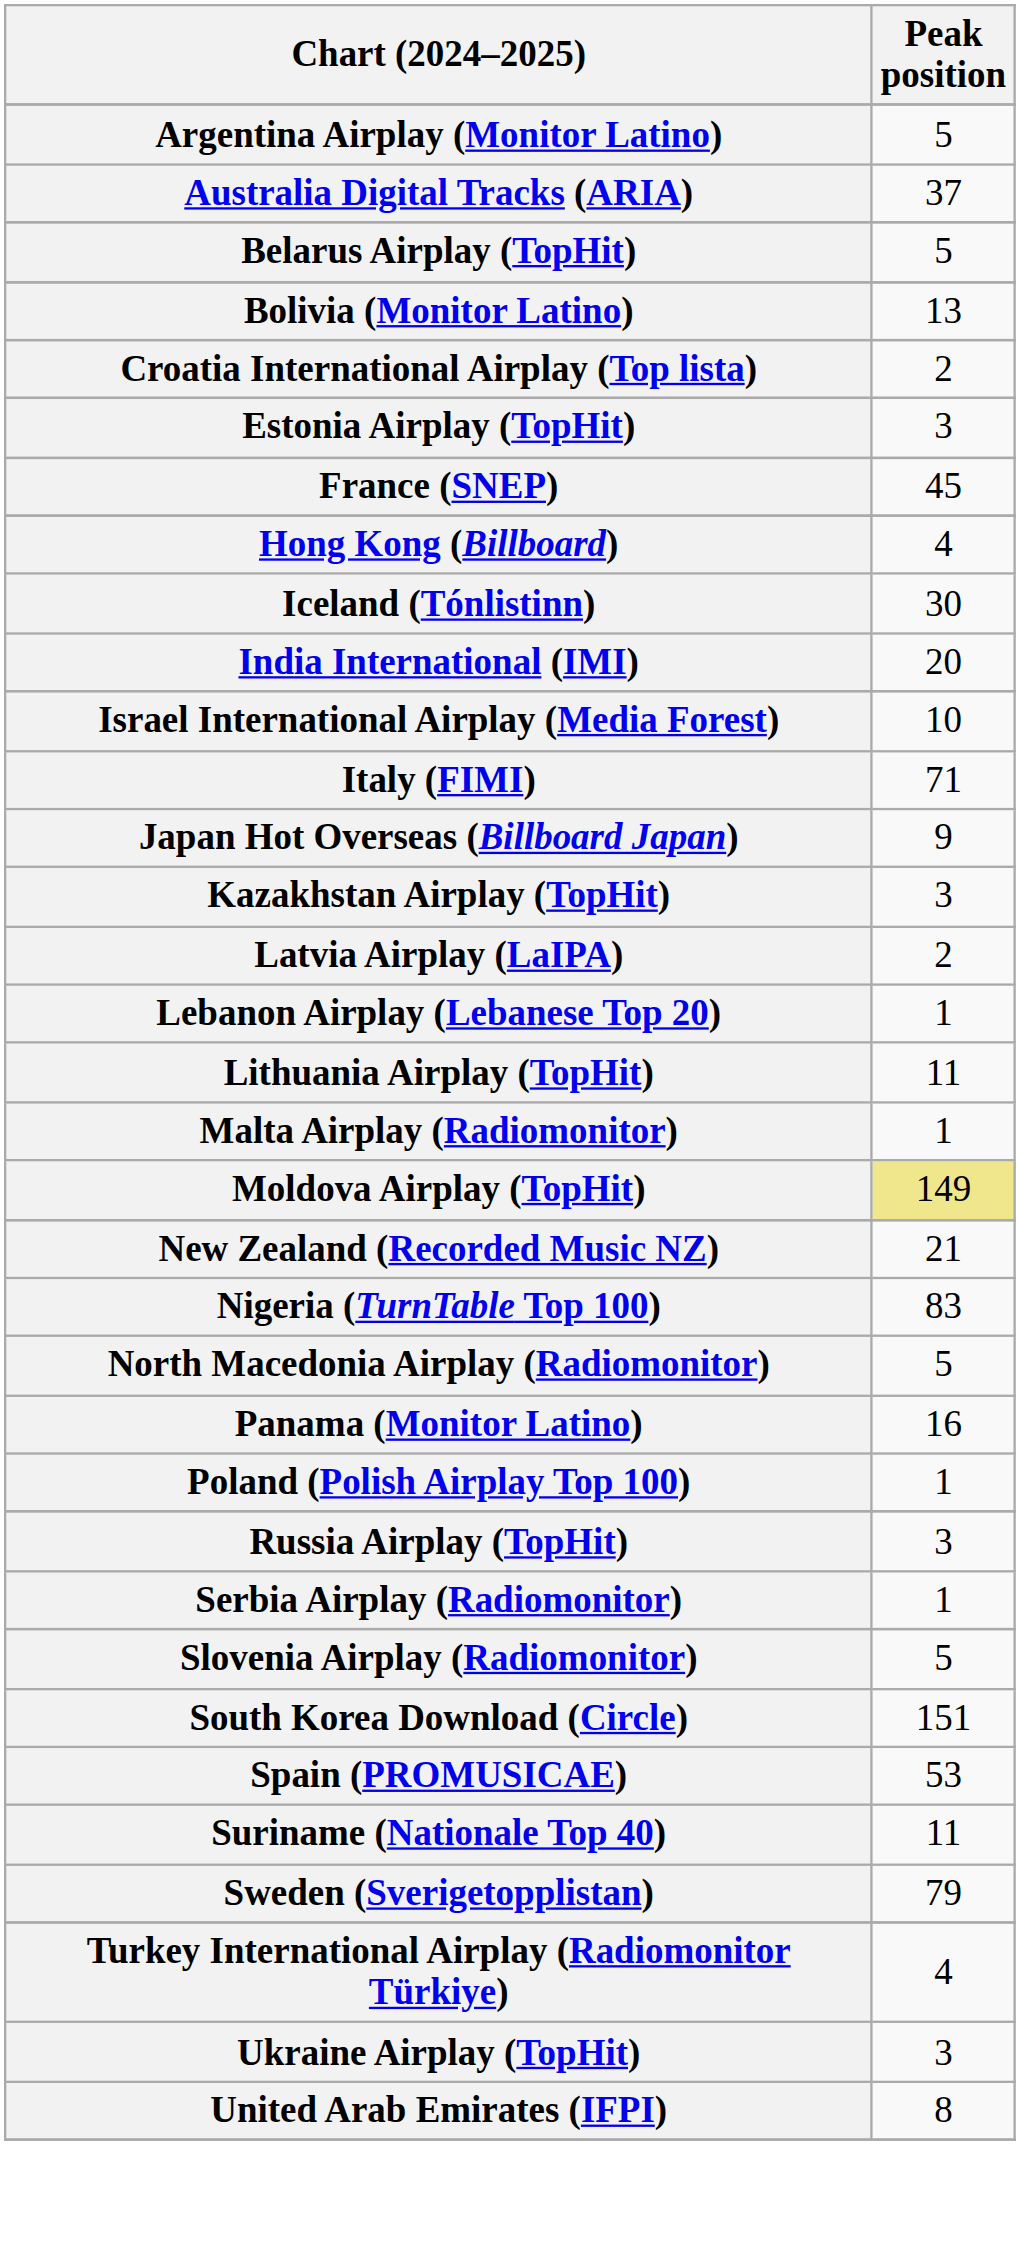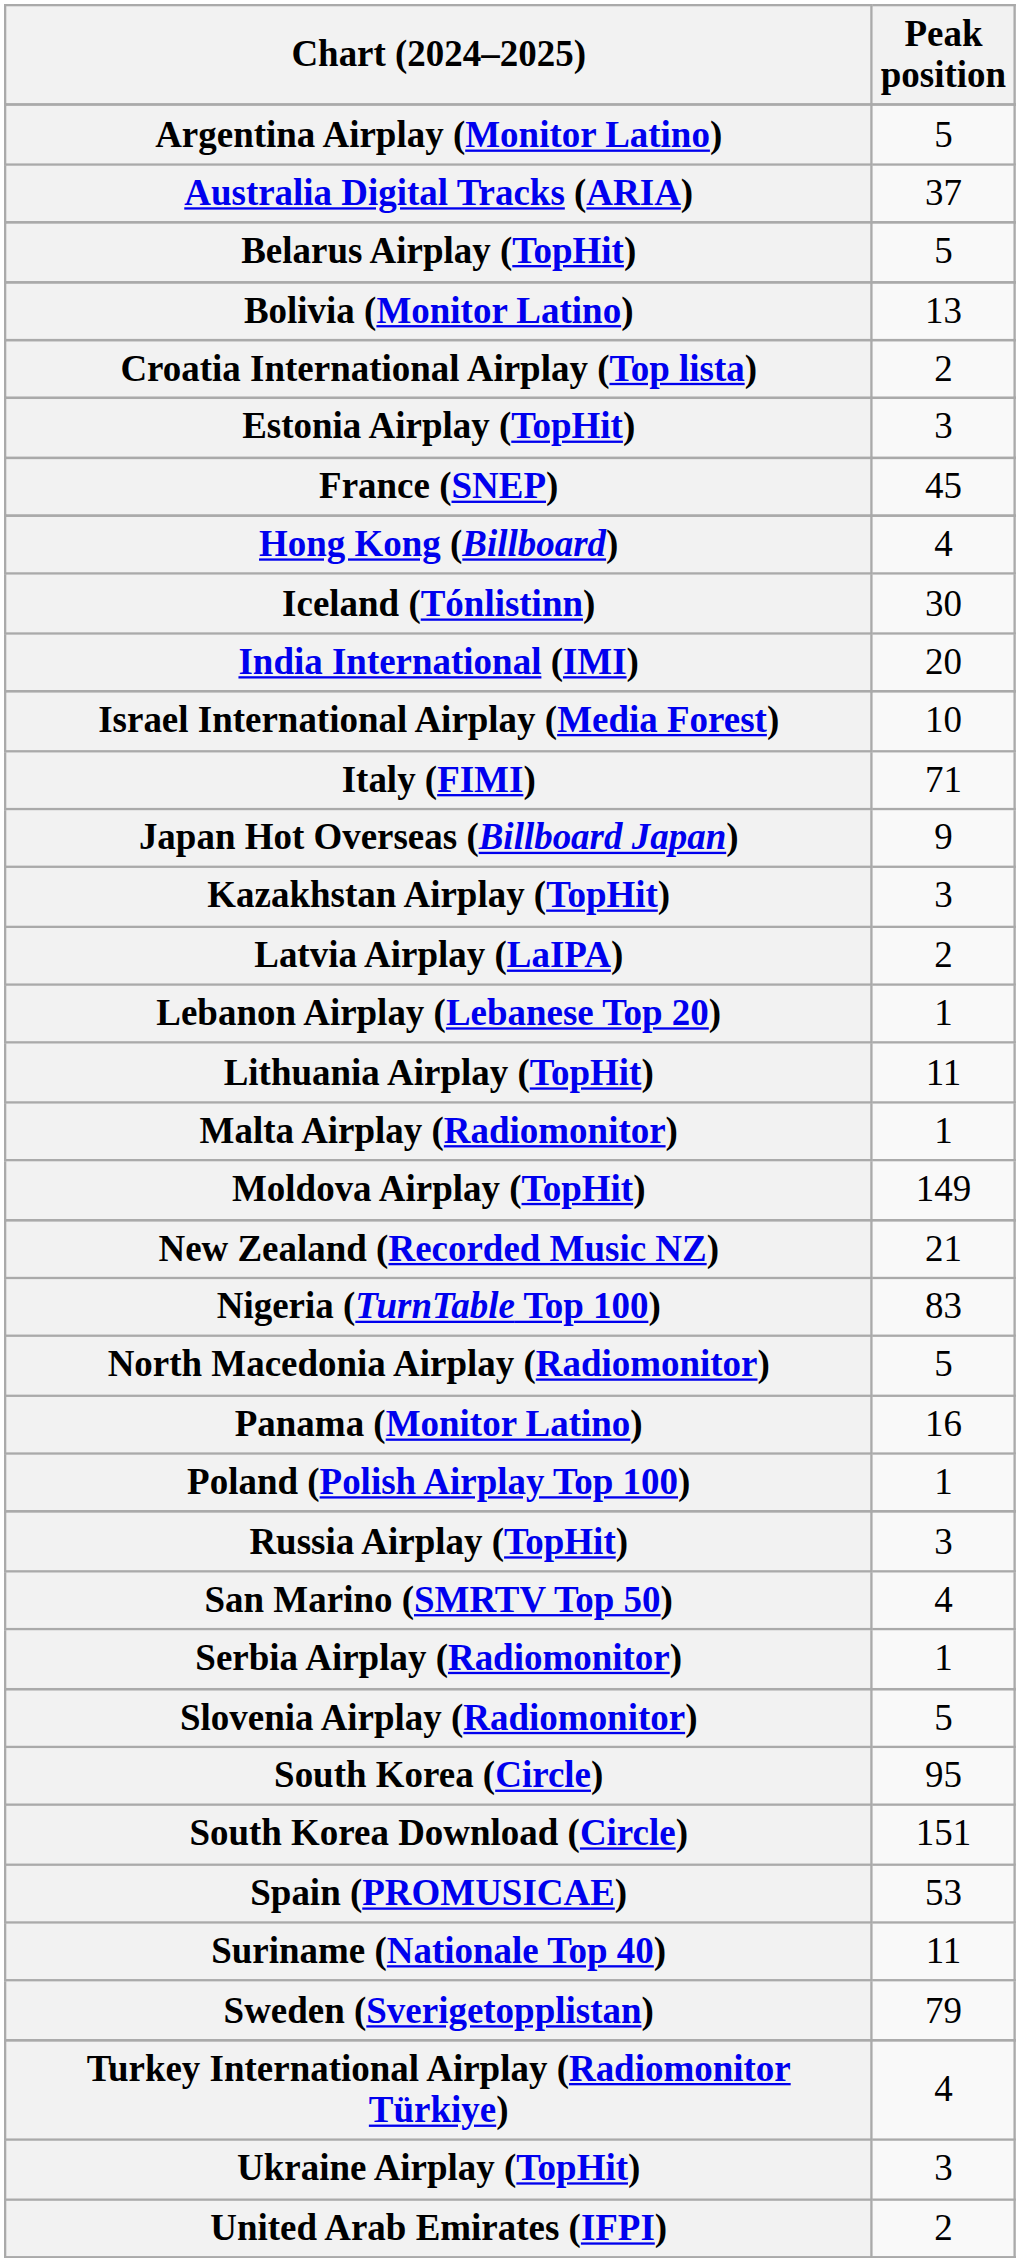(943, 1189) khaki background -> (943, 1189) no background
+ row: (439, 1599)
+ row: (439, 1775)
(943, 2109) 8 -> (943, 2227) 2
